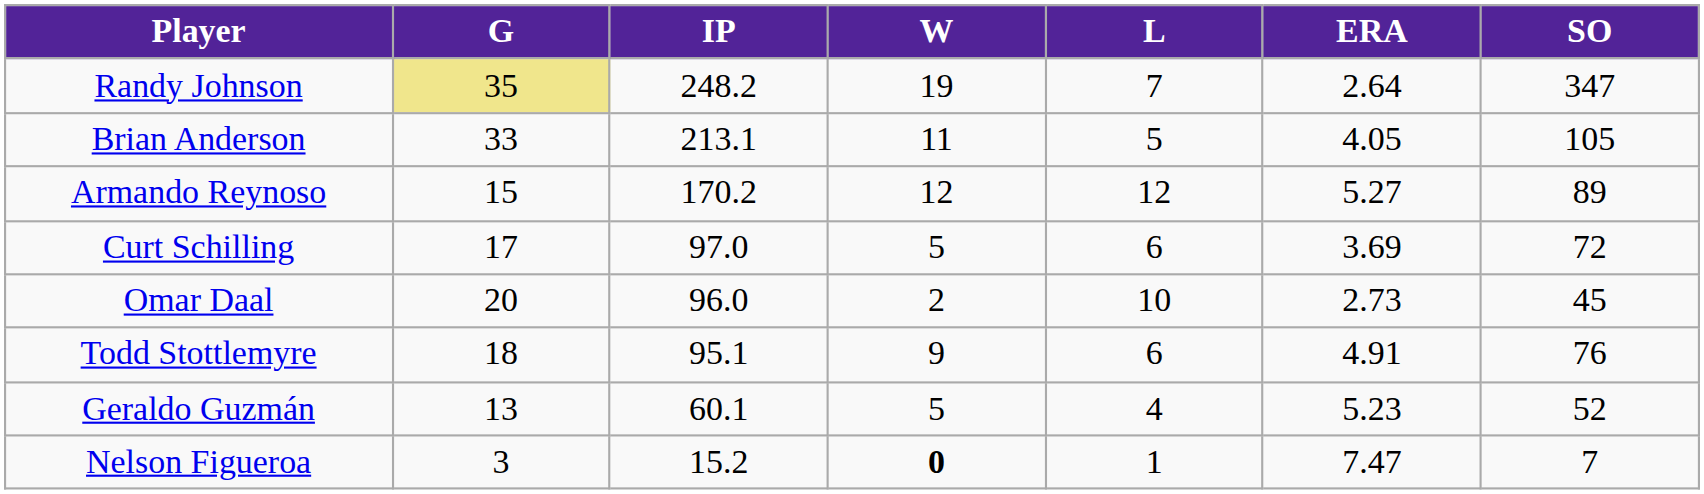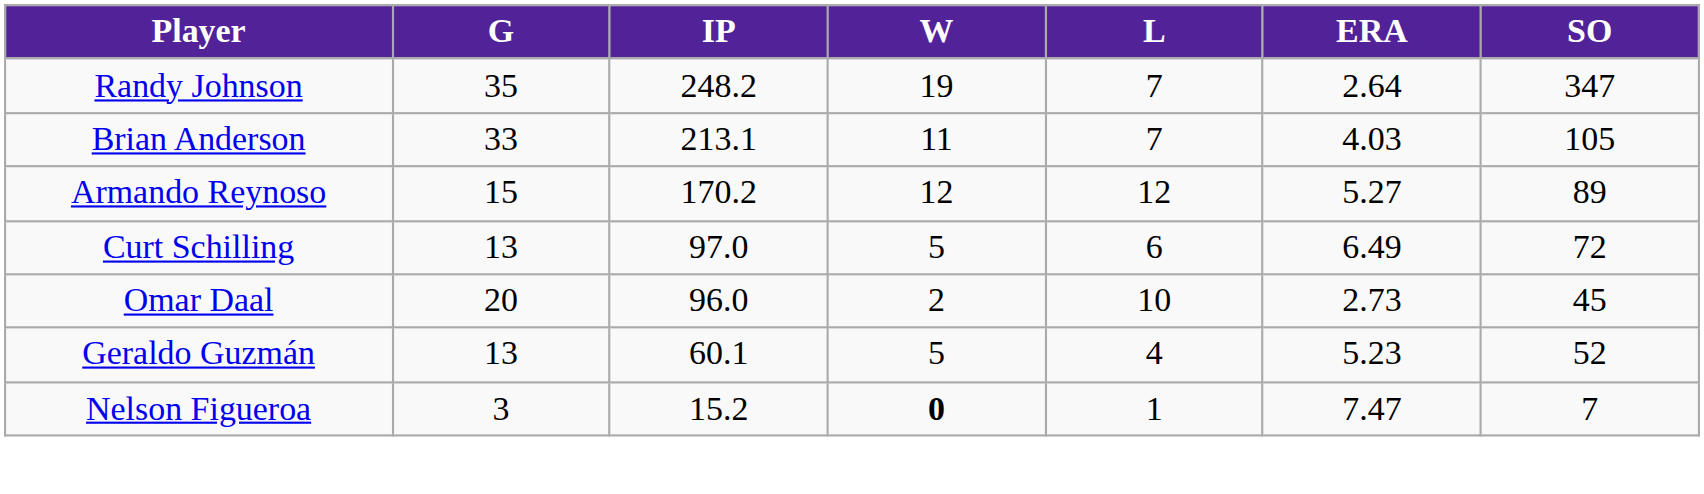(501, 85) khaki background -> (501, 85) no background
(1154, 138) 5 -> (1154, 138) 7
(1372, 138) 4.05 -> (1372, 138) 4.03
(501, 246) 17 -> (501, 246) 13
(1372, 246) 3.69 -> (1372, 246) 6.49
- row: (199, 354)
